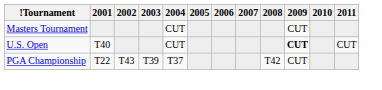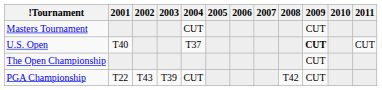(175, 45) CUT -> (193, 45) T37
+ row: (56, 61)
(175, 61) T37 -> (193, 77) CUT
